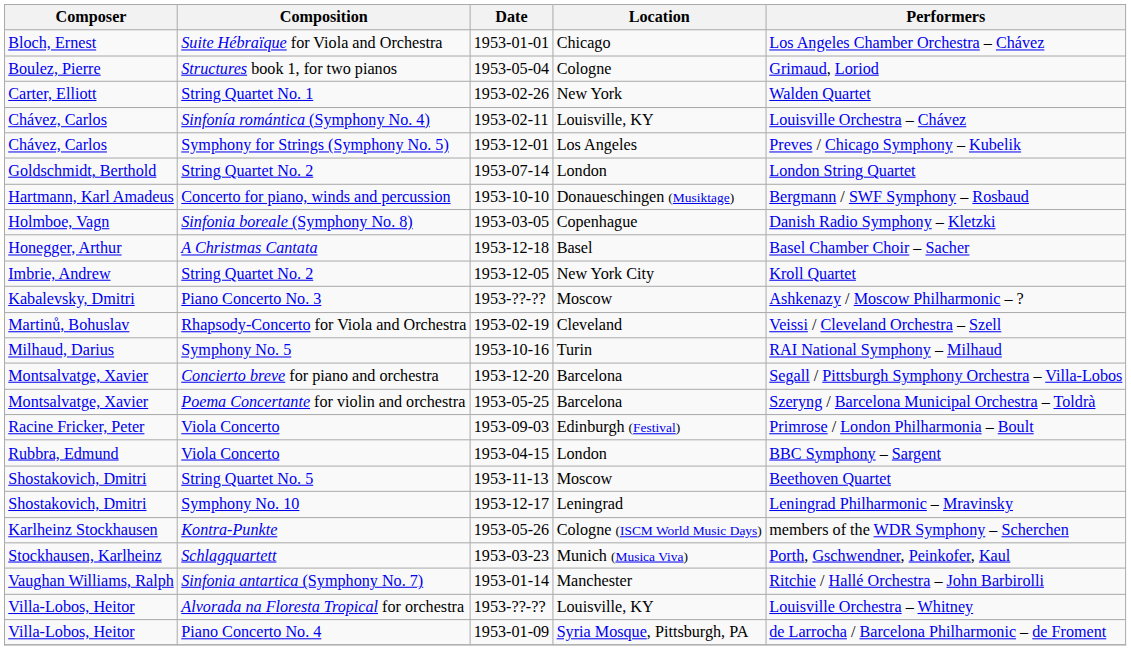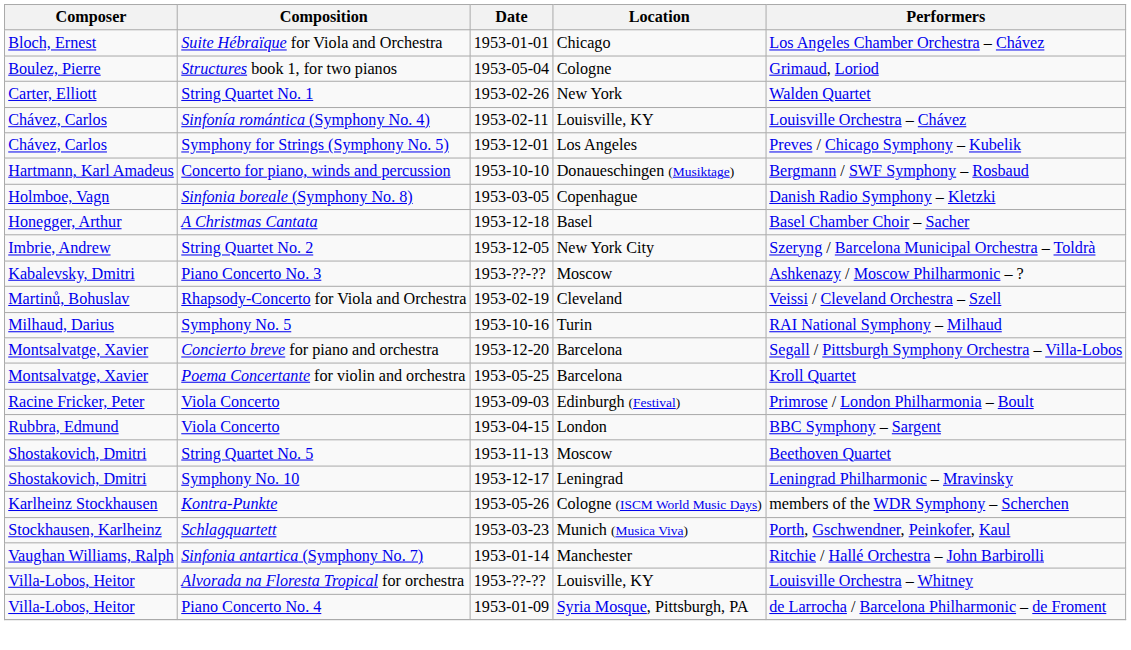- row: (247, 171)
(813, 273) Kroll Quartet -> (932, 247) Szeryng / Barcelona Municipal Orchestra – Toldrà
(932, 401) Szeryng / Barcelona Municipal Orchestra – Toldrà -> (813, 376) Kroll Quartet
